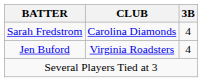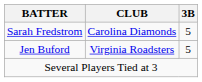(188, 31) 4 -> (188, 31) 5
(188, 49) 4 -> (188, 49) 5
